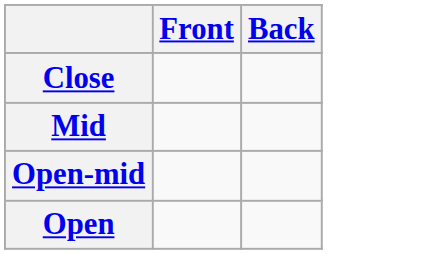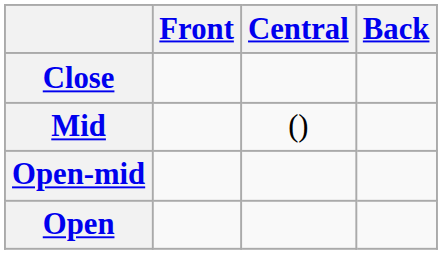+ column: (298, 28)
